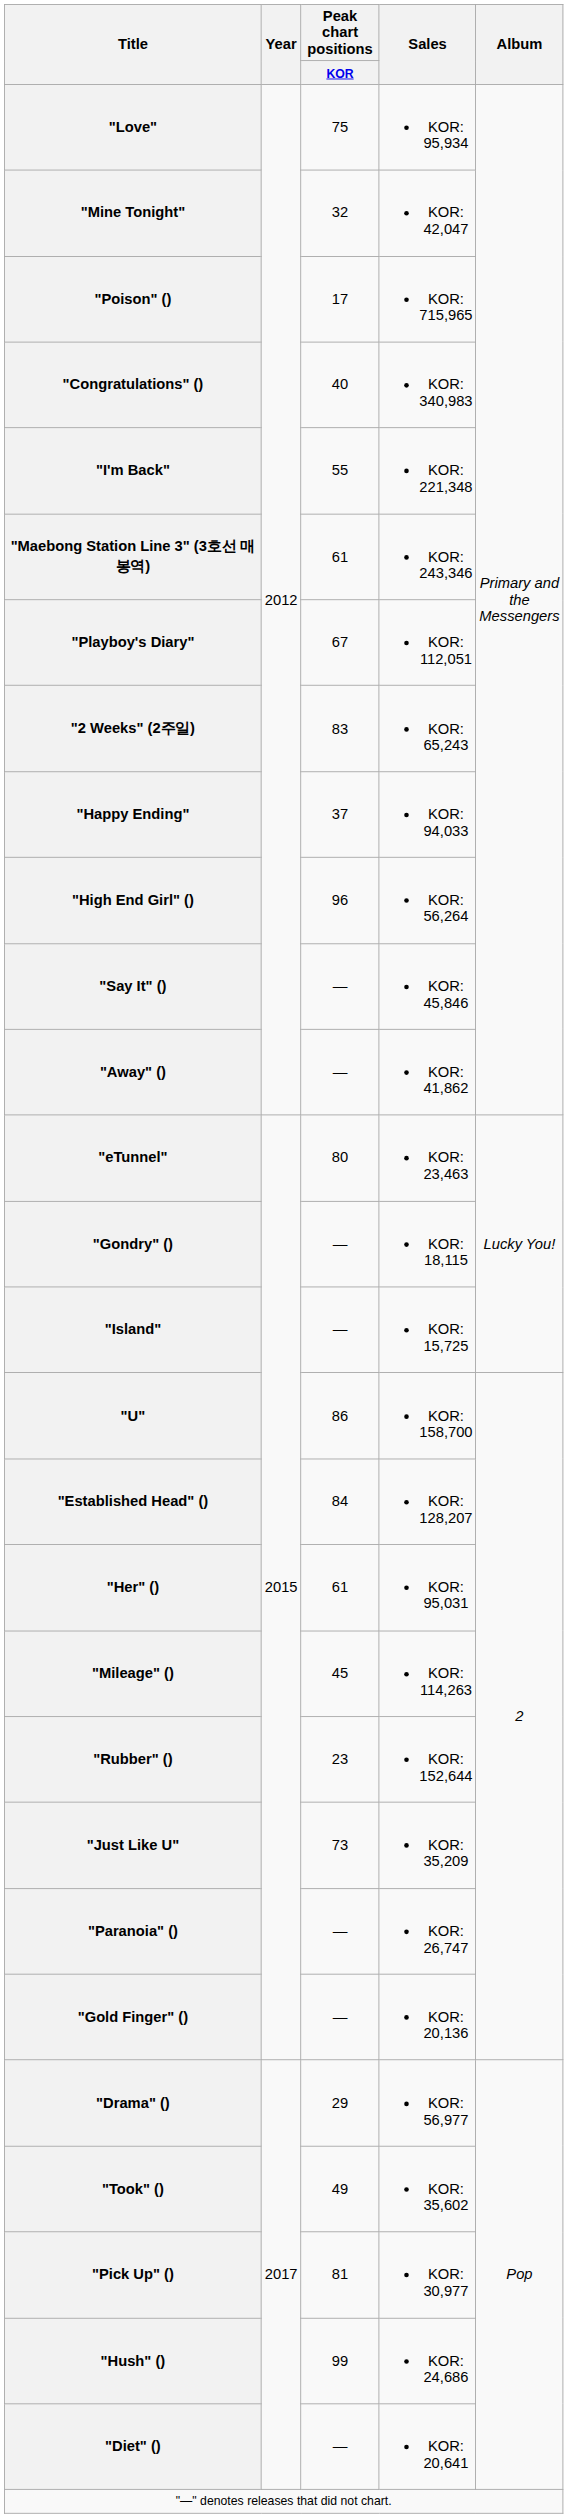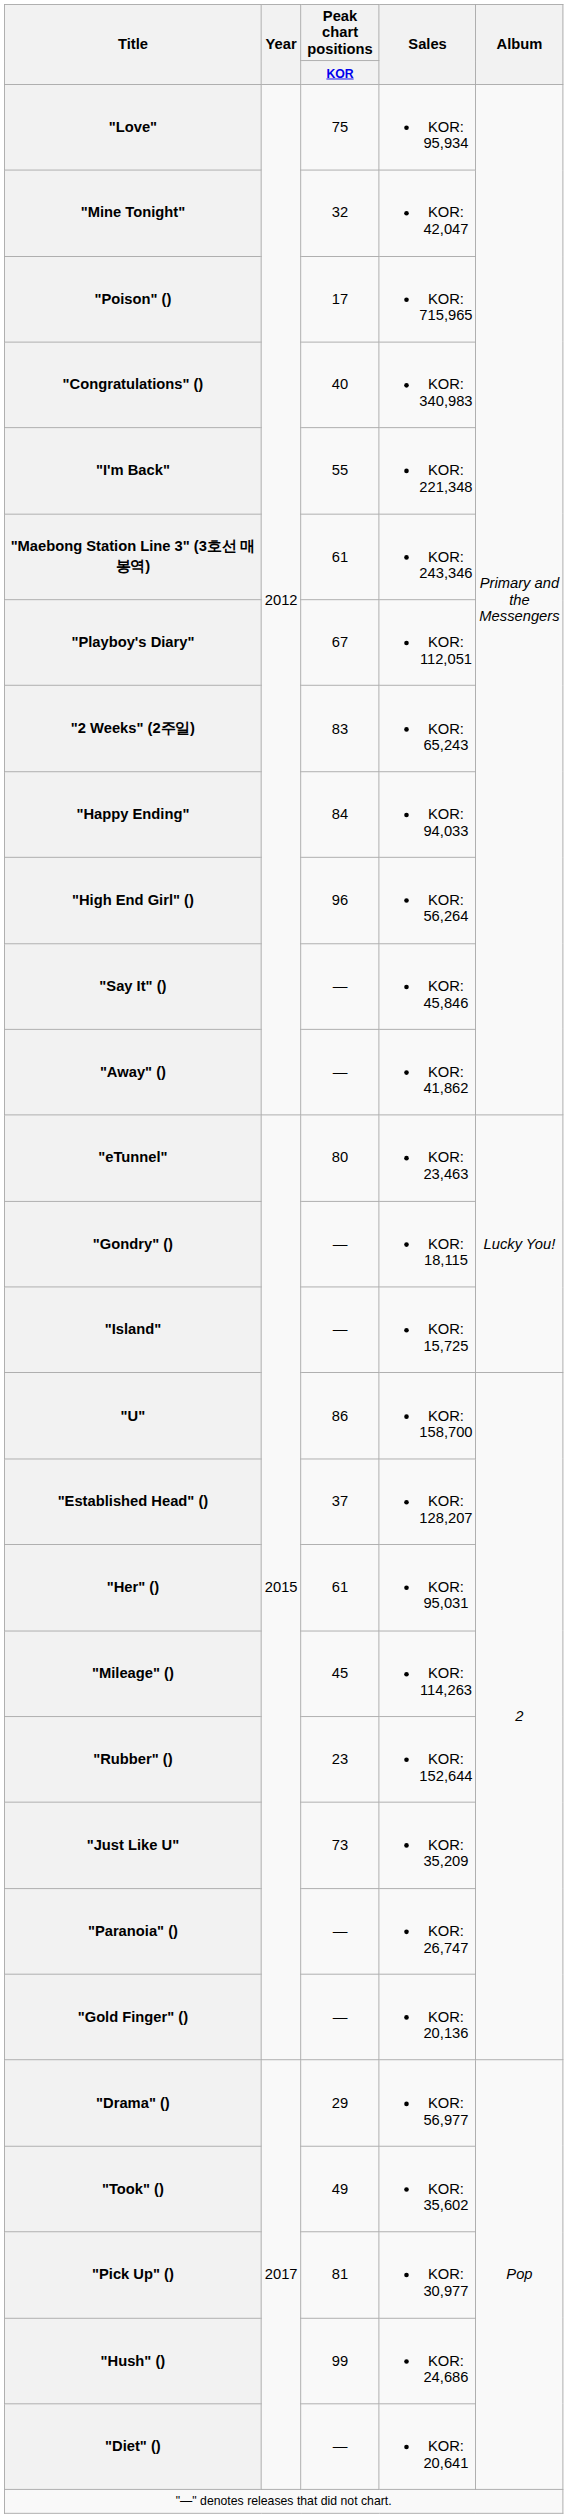(340, 814) 37 -> (340, 814) 84
(340, 1501) 84 -> (340, 1501) 37
